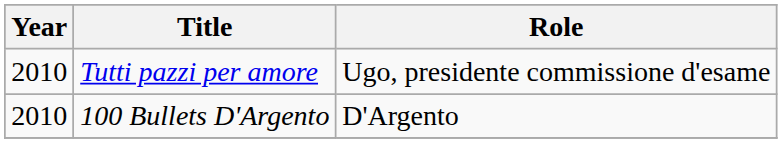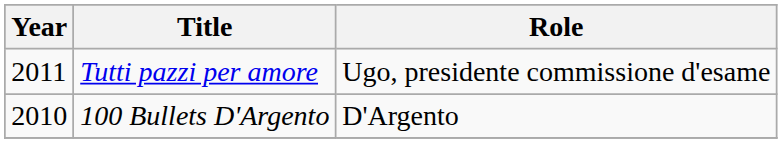(39, 71) 2010 -> (39, 71) 2011
